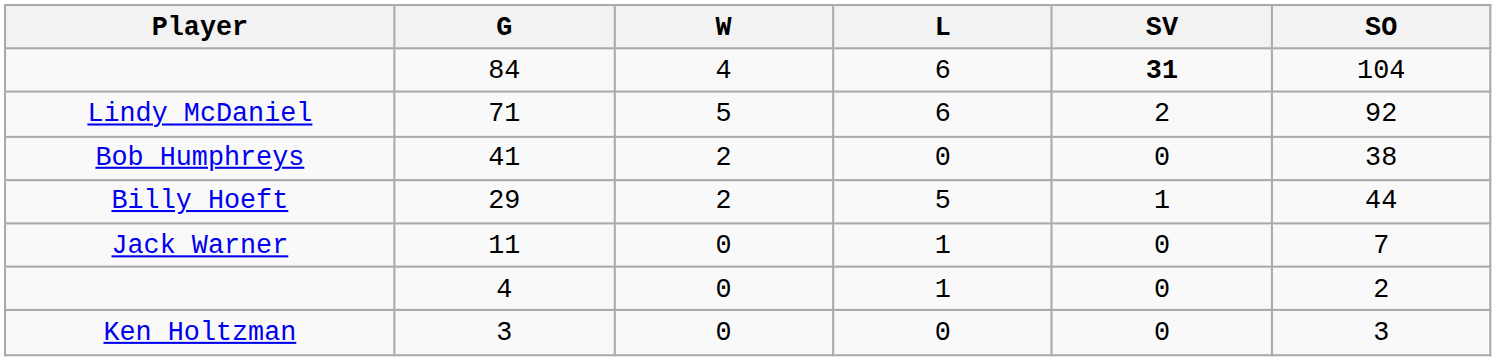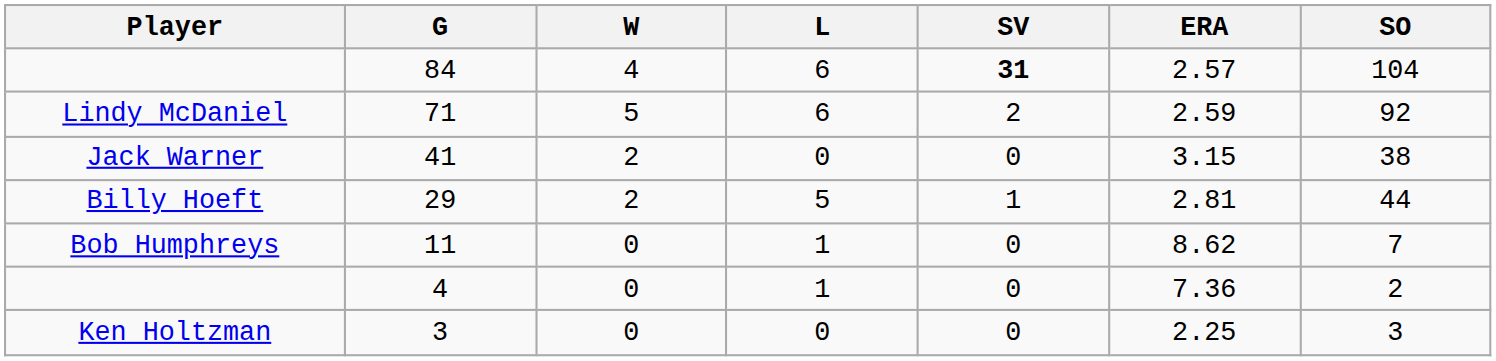+ column: (1204, 27)
(200, 158) Bob Humphreys -> (175, 158) Jack Warner
(200, 245) Jack Warner -> (175, 245) Bob Humphreys
